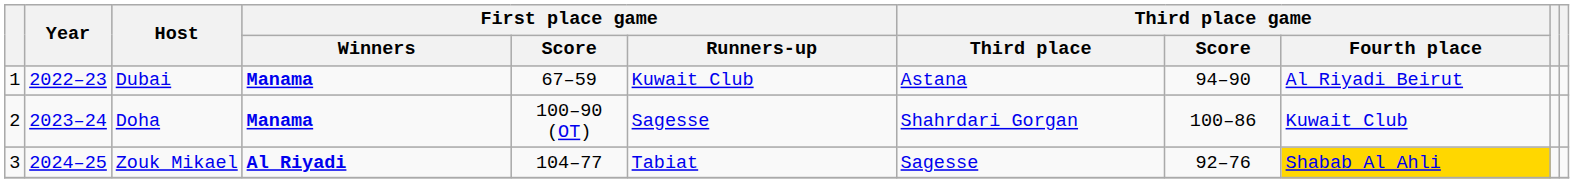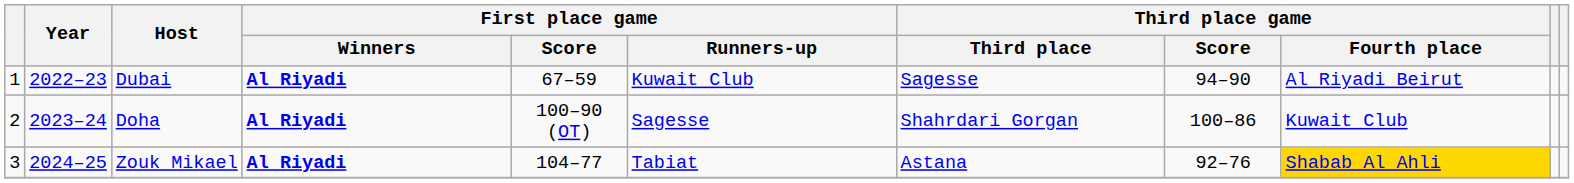(280, 81) Manama -> (297, 81) Al Riyadi
(934, 81) Astana -> (939, 81) Sagesse
(280, 122) Manama -> (297, 122) Al Riyadi
(939, 163) Sagesse -> (934, 163) Astana
